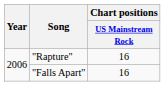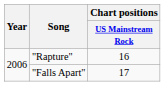(124, 72) 16 -> (124, 72) 17
